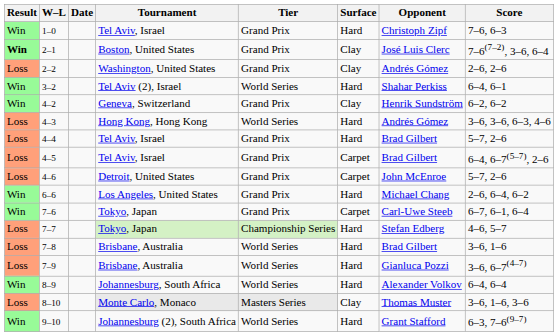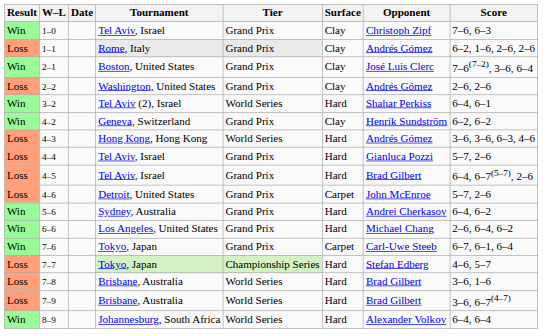(351, 30) Hard -> (335, 30) Clay
+ row: (49, 48)
(17, 49) bold -> (16, 67) normal
(409, 138) Brad Gilbert -> (400, 156) Gianluca Pozzi
(355, 157) Carpet -> (336, 175) Hard
+ row: (49, 212)
(415, 265) Gianluca Pozzi -> (394, 300) Brad Gilbert
- row: (51, 303)
- row: (51, 322)
